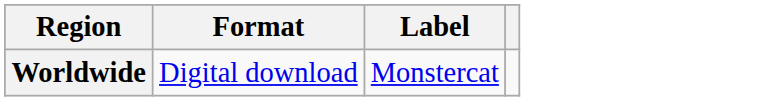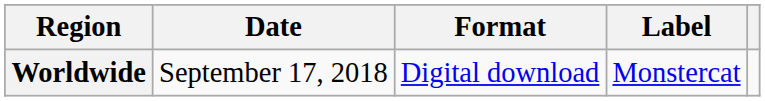+ column: (273, 27)
